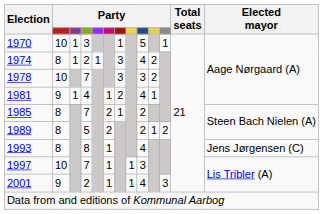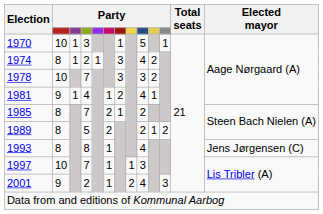(132, 183) 1 -> (132, 183) 2
